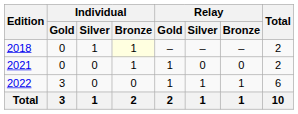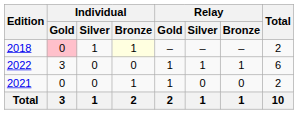(62, 48) no background -> (62, 48) pink background
rows swapped: (19, 65) <-> (19, 83)
